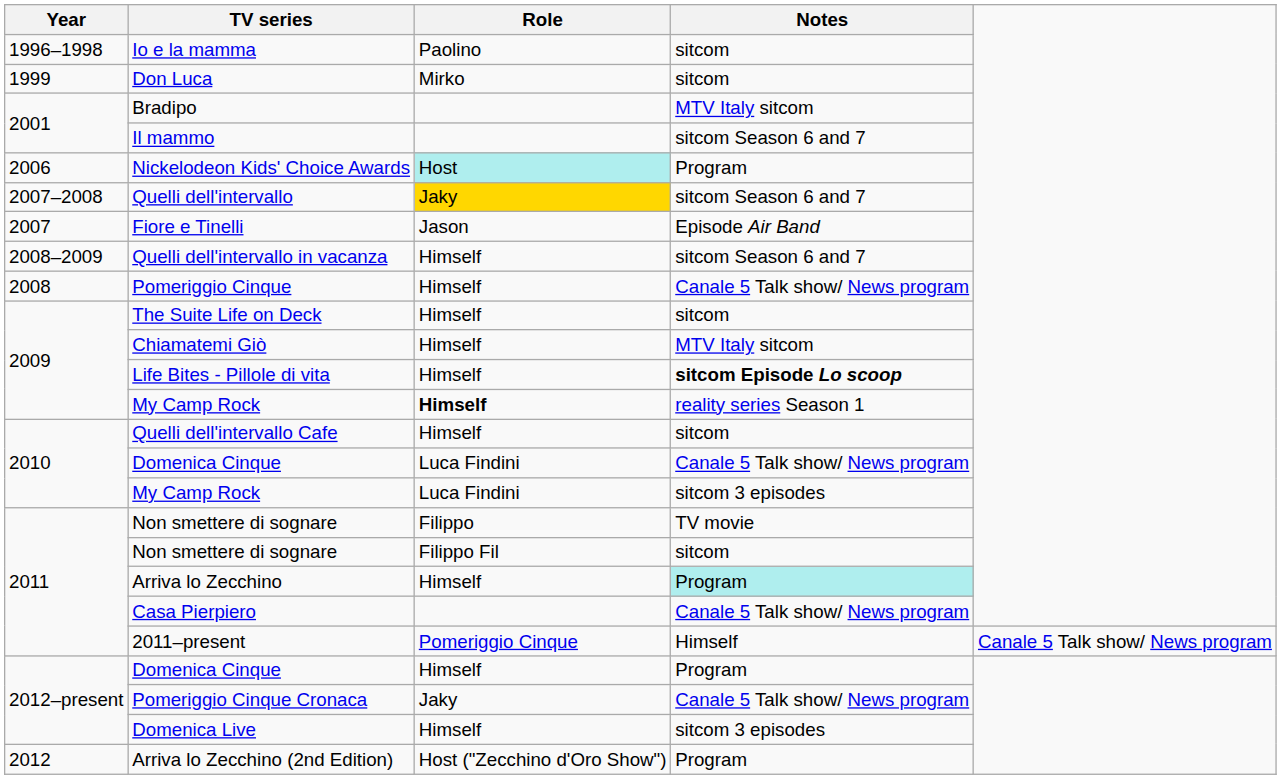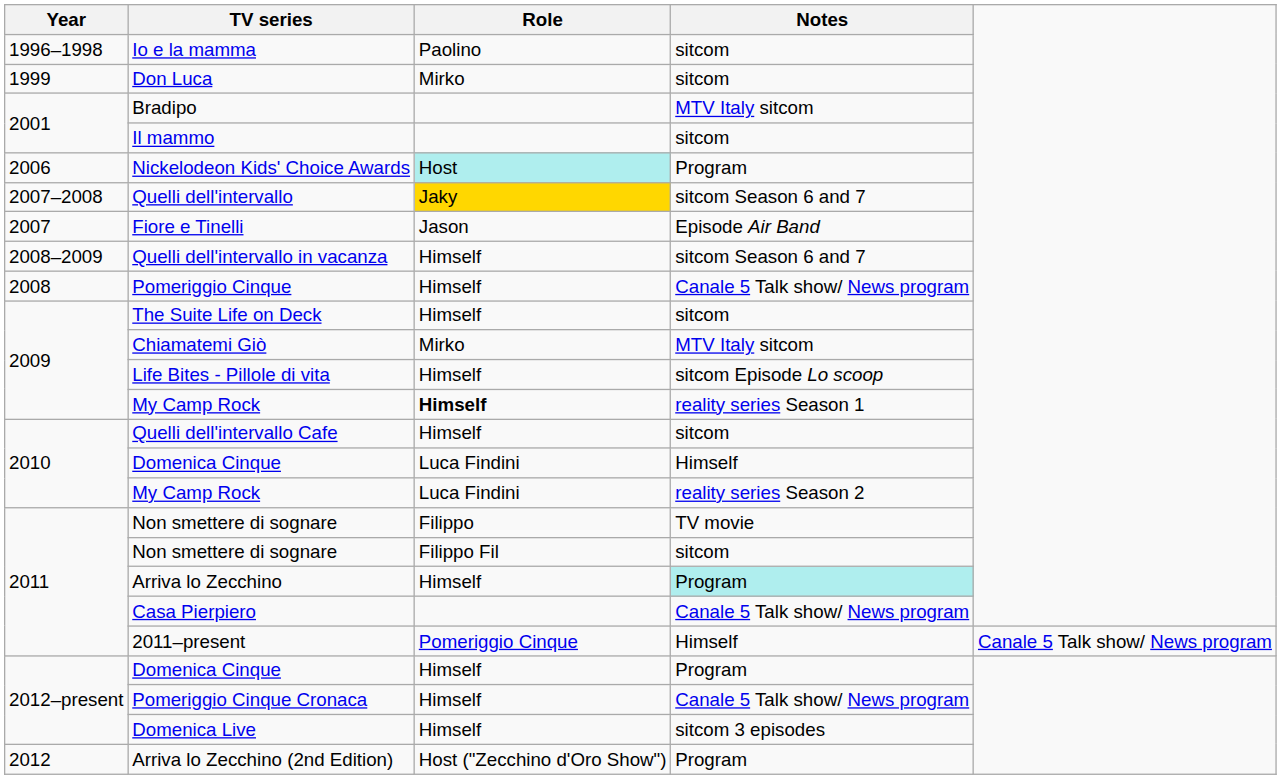(770, 138) sitcom Season 6 and 7 -> (702, 138) sitcom
(450, 345) Himself -> (442, 345) Mirko
(789, 375) bold -> (779, 375) normal
(822, 463) Canale 5 Talk show/ News program -> (706, 463) Himself
(750, 493) sitcom 3 episodes -> (770, 493) reality series Season 2
(438, 700) Jaky -> (450, 700) Himself
